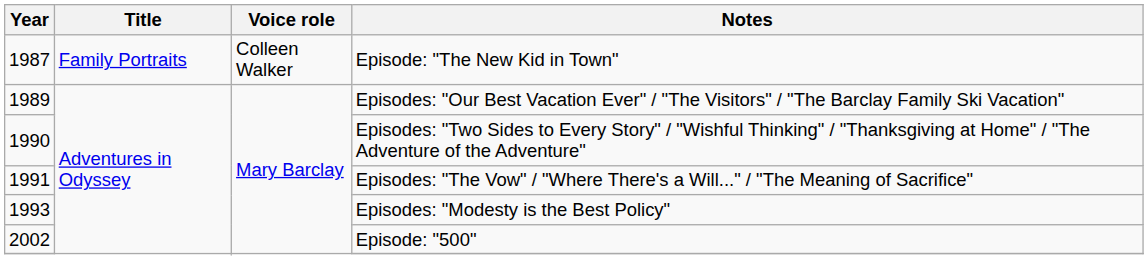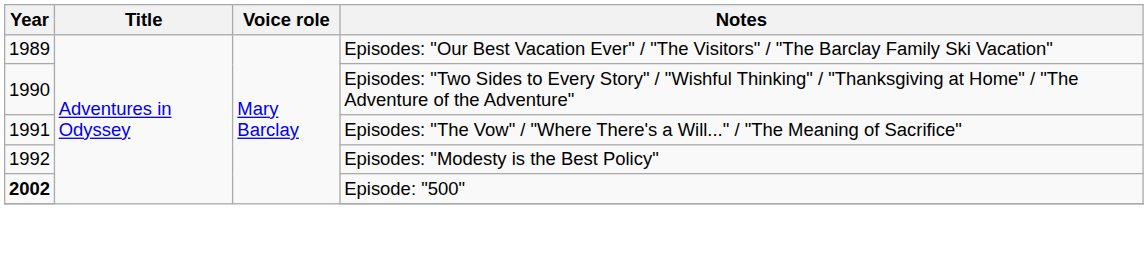- row: (487, 60)
(30, 210) 1993 -> (30, 159) 1992
(30, 239) normal -> (30, 189) bold
